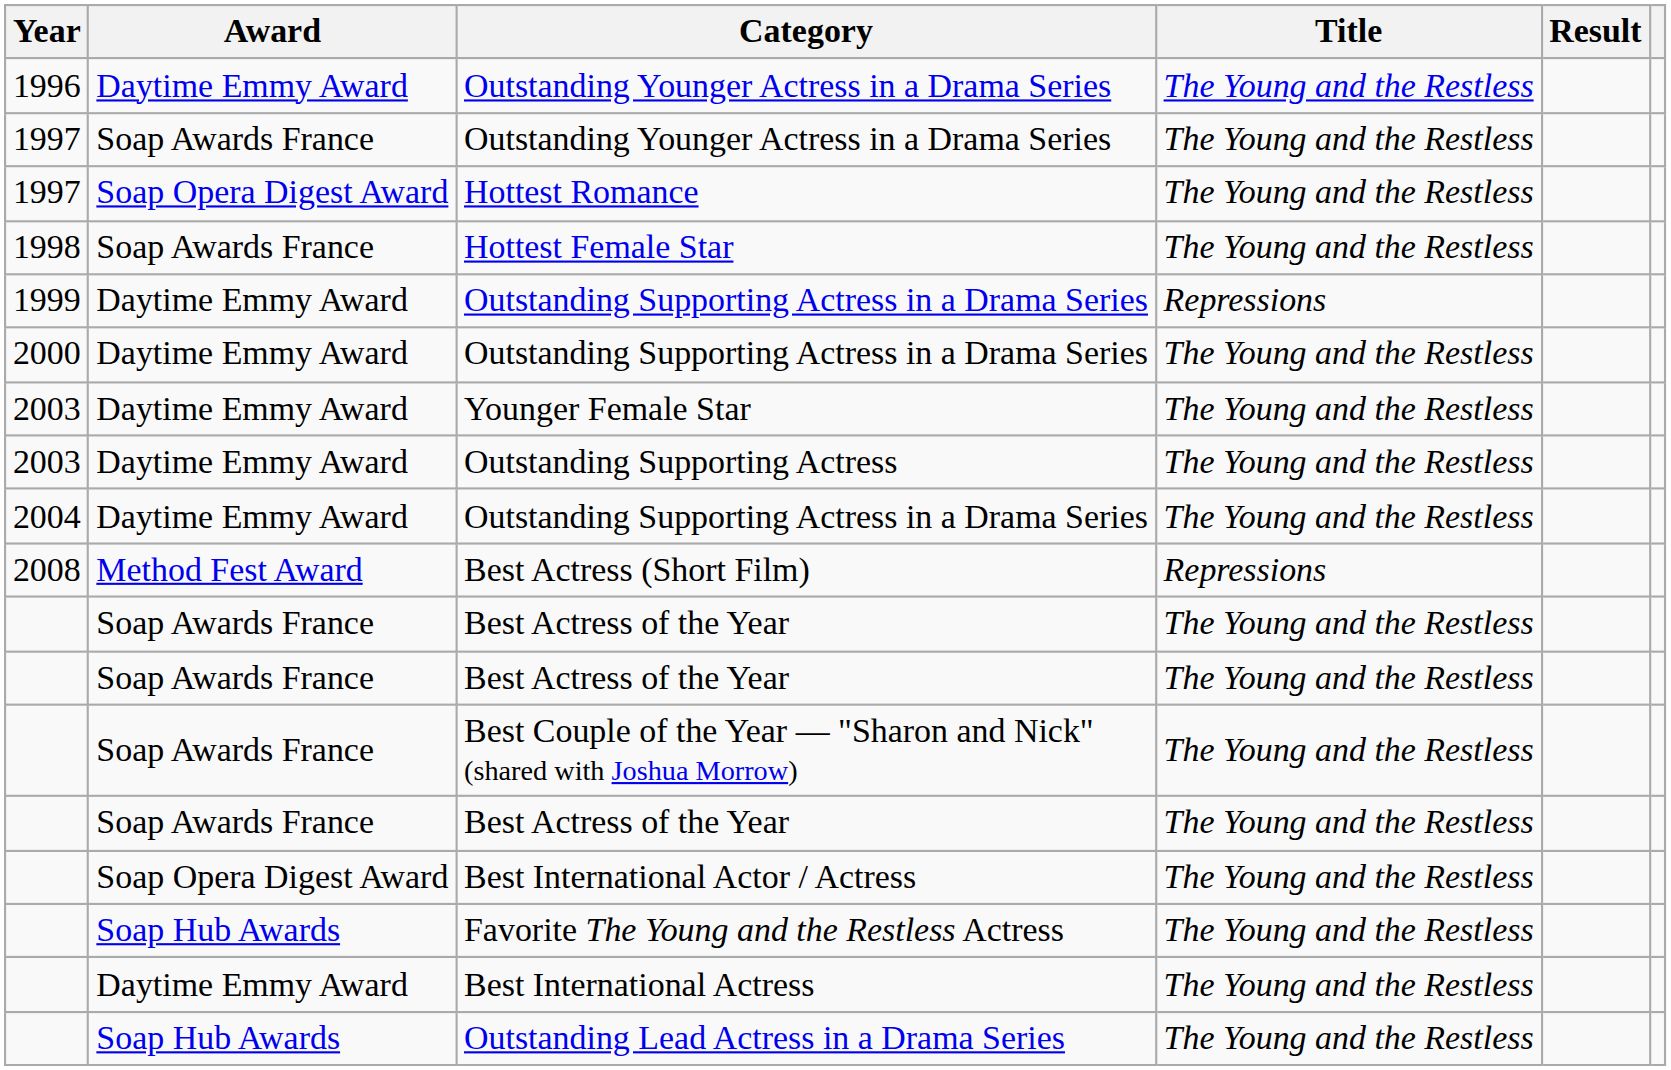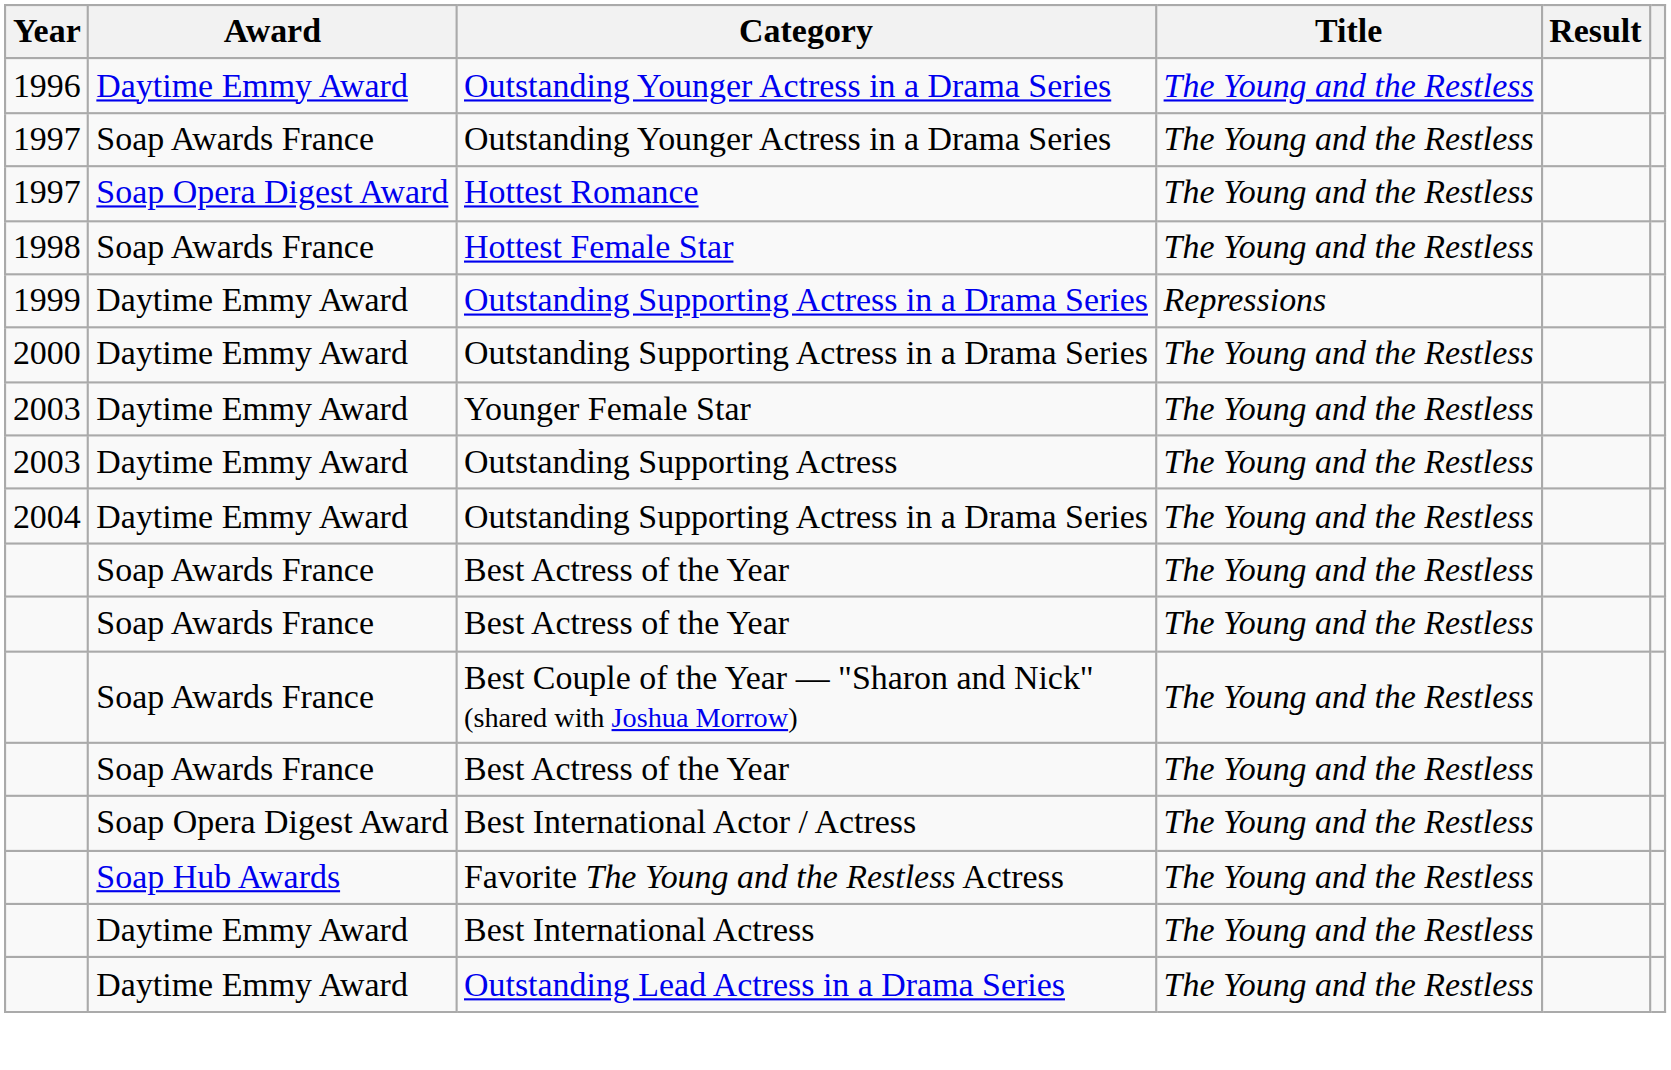- row: (47, 569)
(218, 1037) Soap Hub Awards -> (252, 984) Daytime Emmy Award
